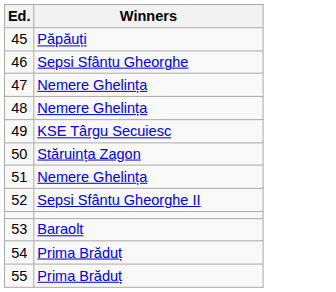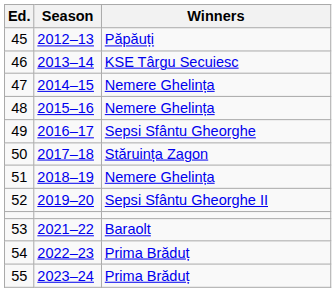+ column: (68, 16)
(113, 62) Sepsi Sfântu Gheorghe -> (172, 62) KSE Târgu Secuiesc
(104, 131) KSE Târgu Secuiesc -> (180, 131) Sepsi Sfântu Gheorghe
